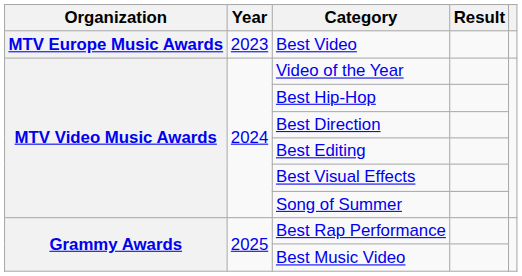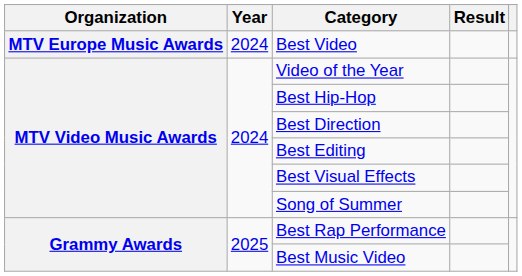(250, 44) 2023 -> (250, 44) 2024
